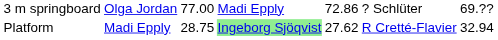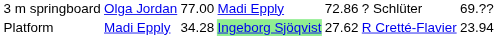(197, 27) 28.75 -> (197, 27) 34.28
(477, 27) 32.94 -> (477, 27) 23.94
